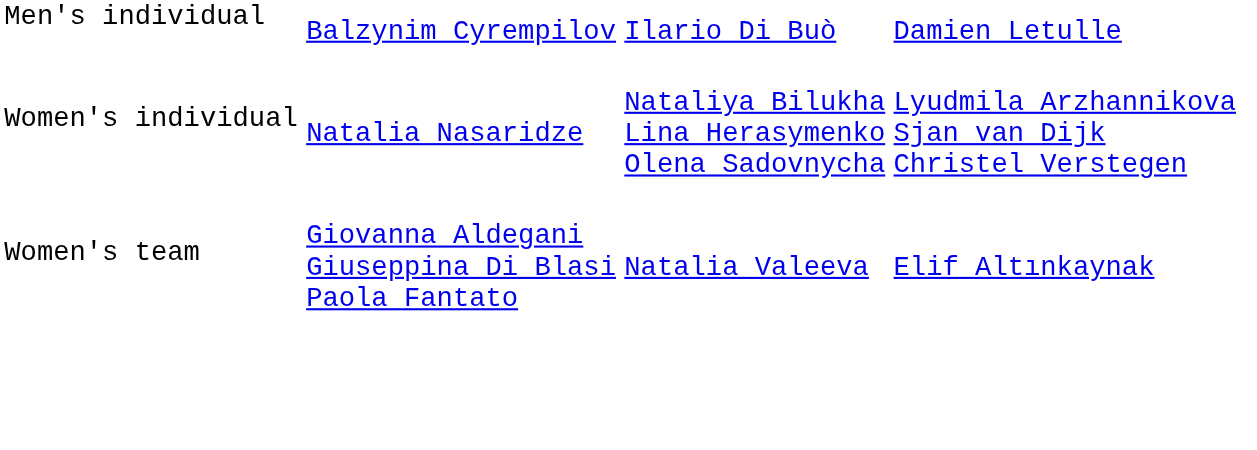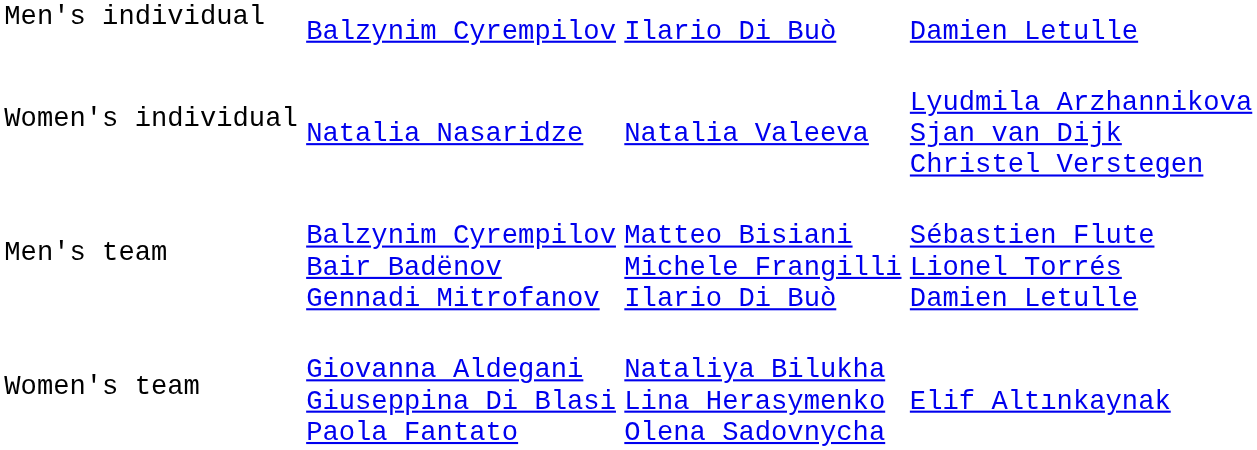(755, 134) Nataliya Bilukha Lina Herasymenko Olena Sadovnycha -> (747, 134) Natalia Valeeva
+ row: (86, 252)
(747, 267) Natalia Valeeva -> (755, 401) Nataliya Bilukha Lina Herasymenko Olena Sadovnycha
